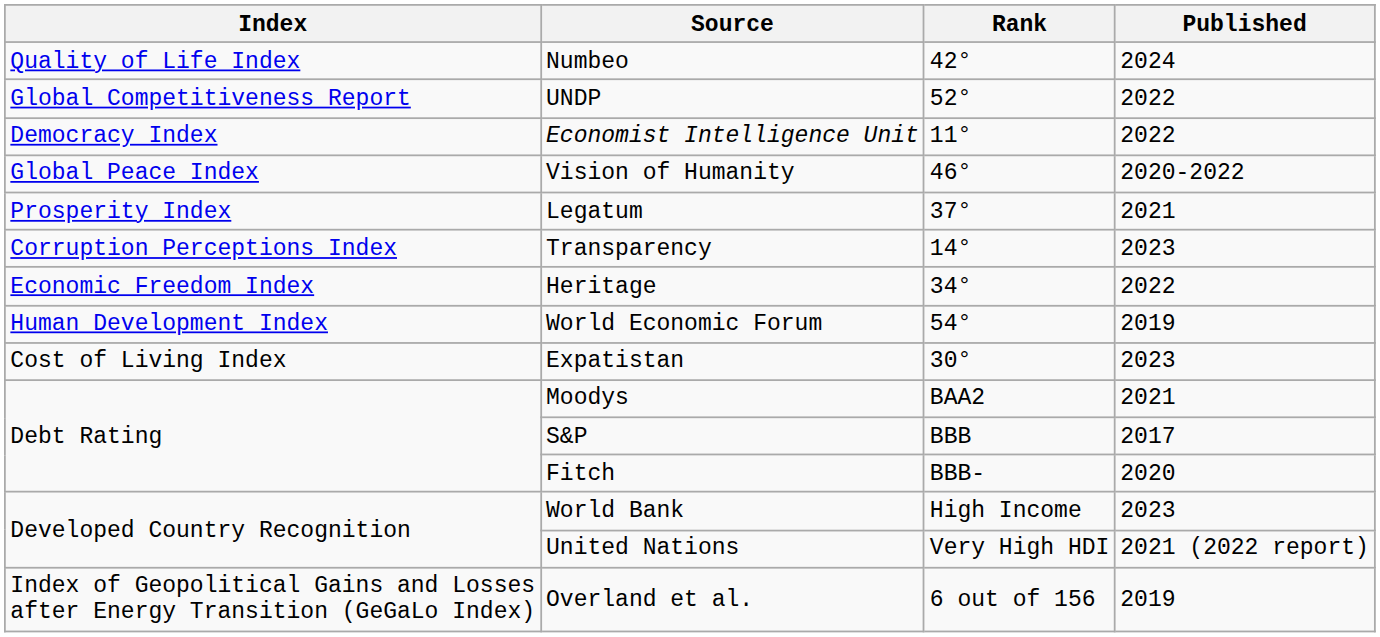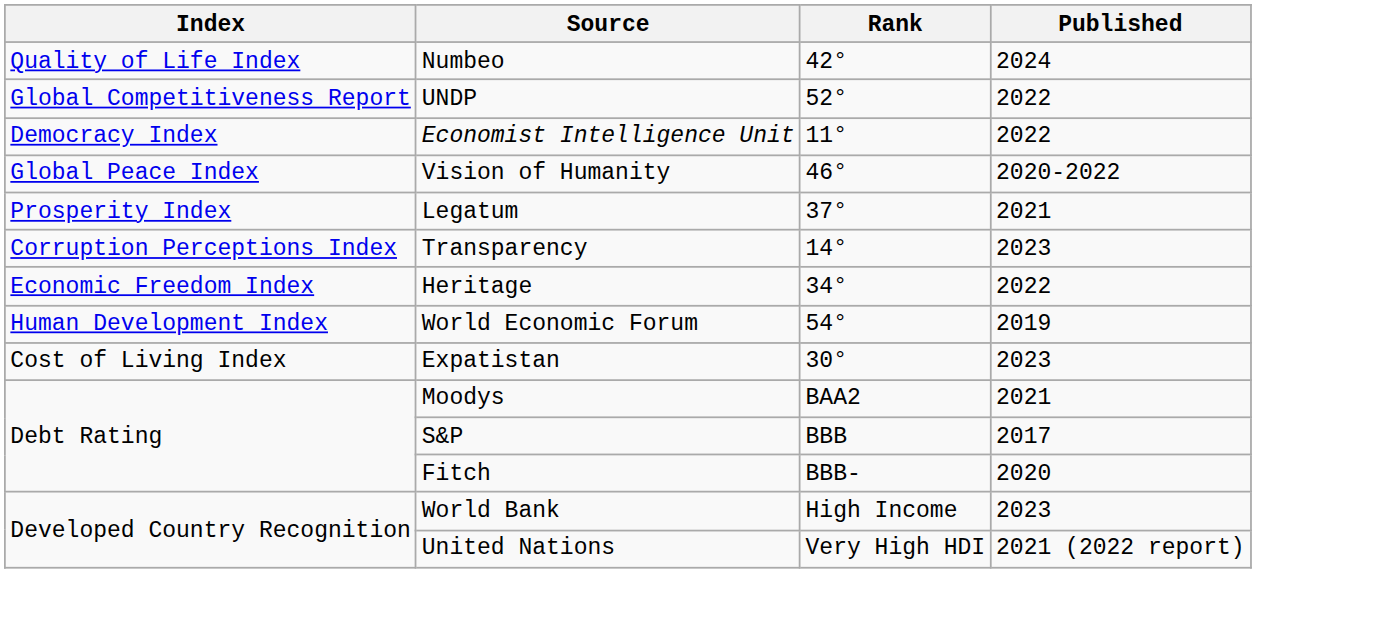- row: (650, 599)
